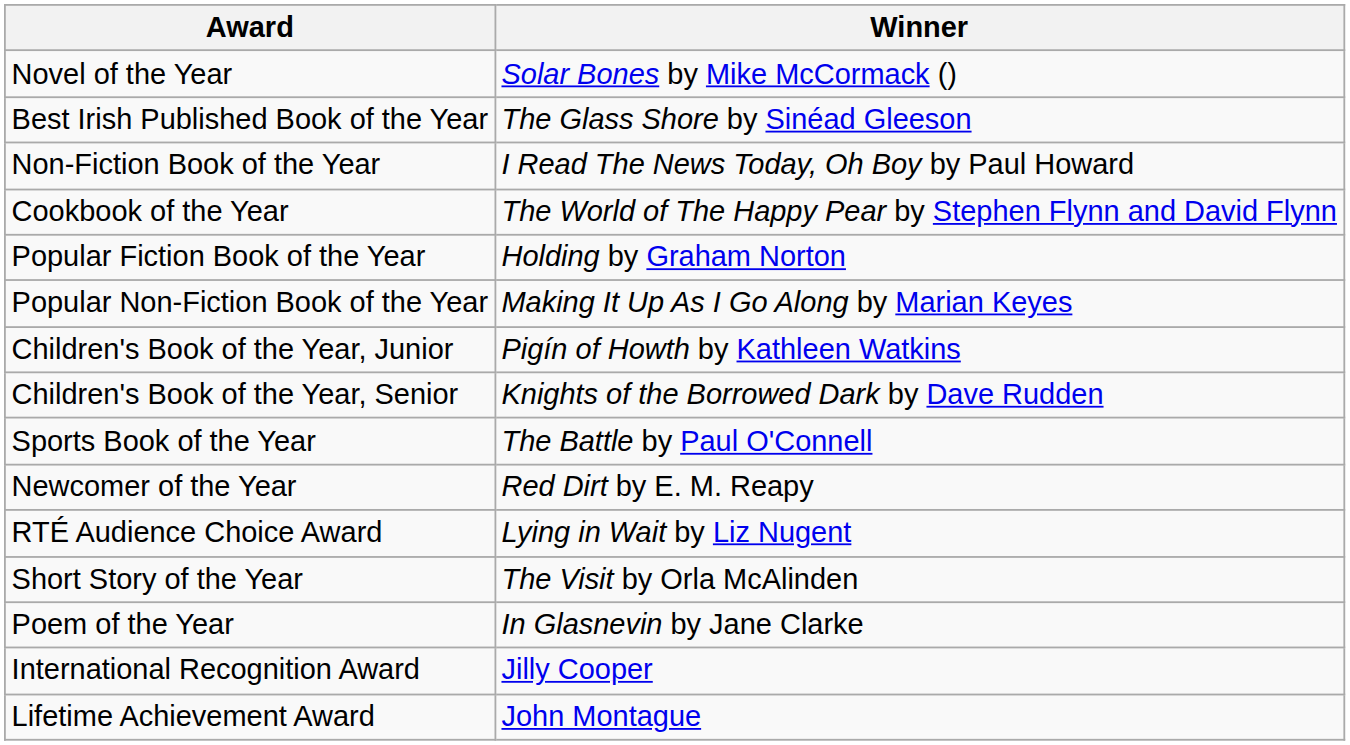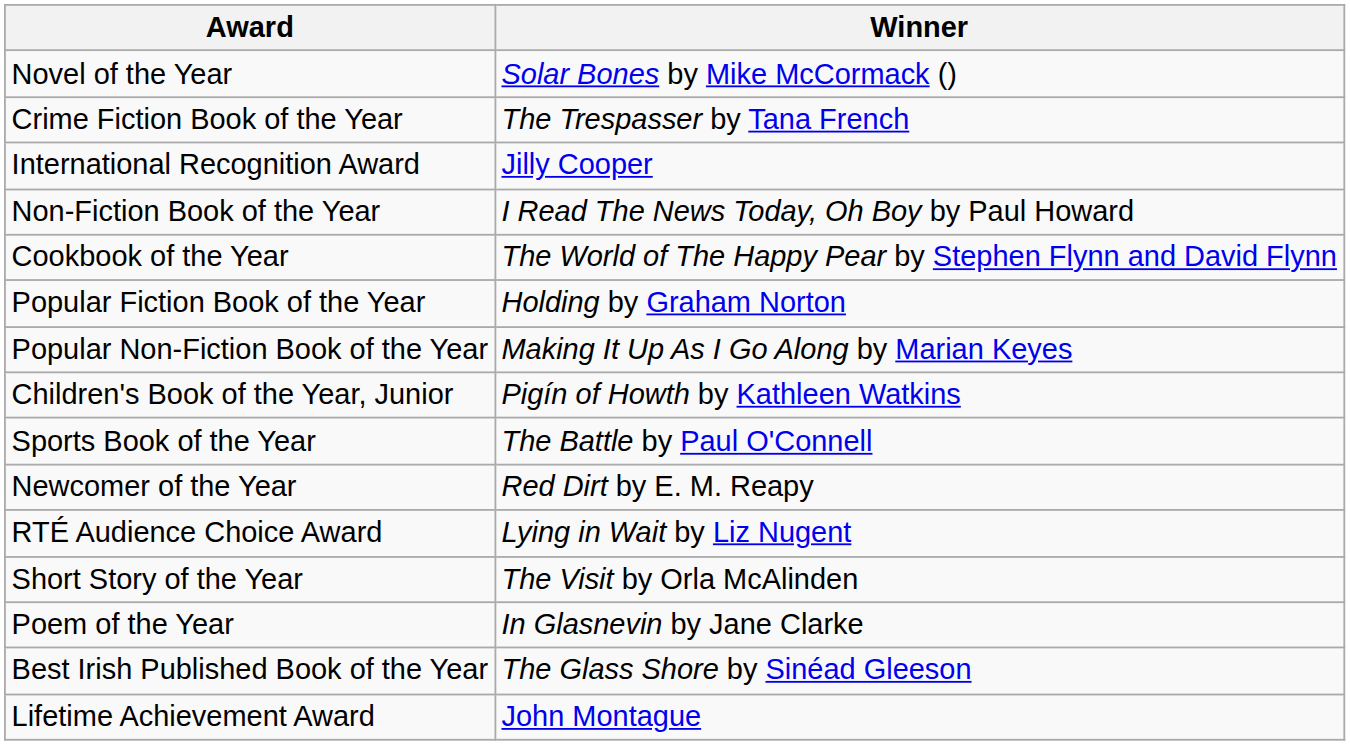+ row: (207, 119)
rows swapped: (250, 119) <-> (216, 670)
- row: (235, 394)
